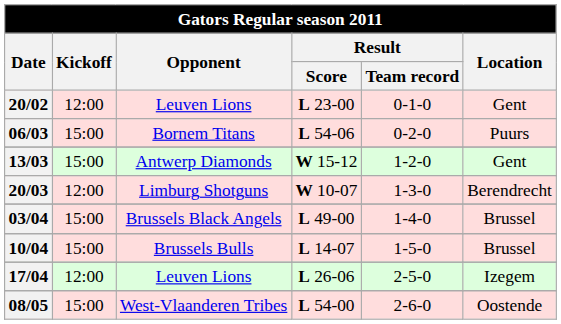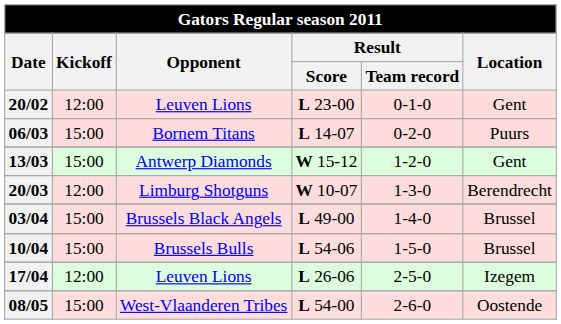(326, 133) L 54-06 -> (326, 133) L 14-07
(326, 247) L 14-07 -> (326, 247) L 54-06
